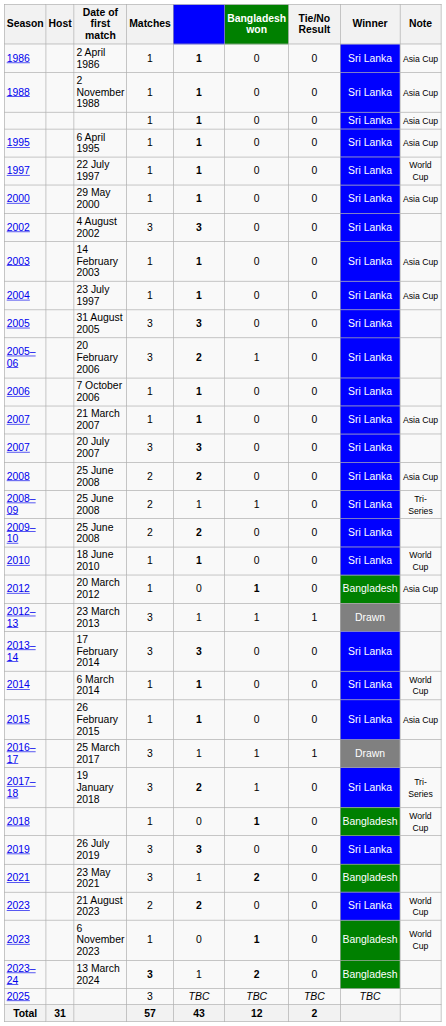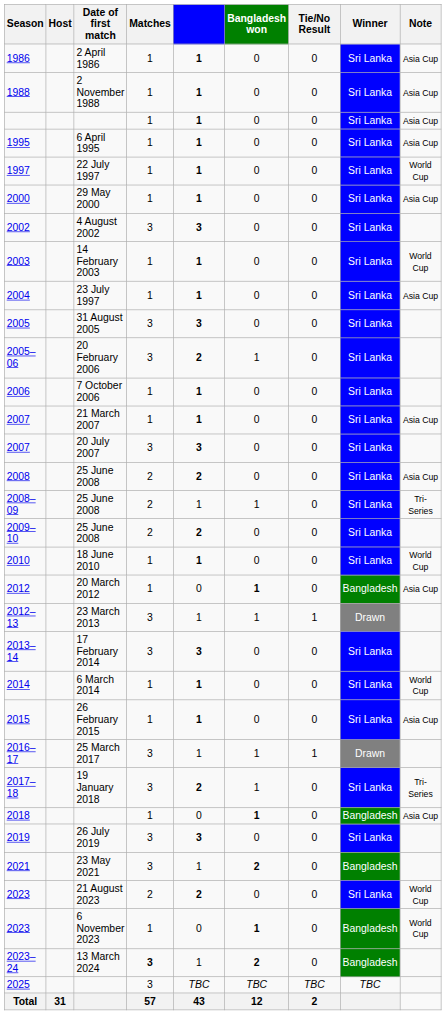(420, 262) Asia Cup -> (420, 262) World Cup
(420, 822) World Cup -> (420, 816) Asia Cup
